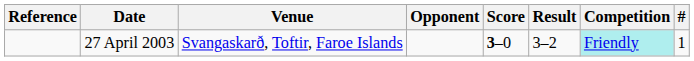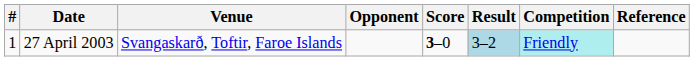columns swapped: (682, 17) <-> (43, 17)
(545, 42) no background -> (484, 42) lightblue background
